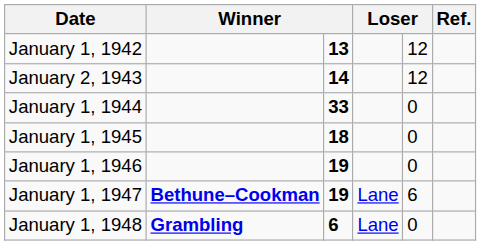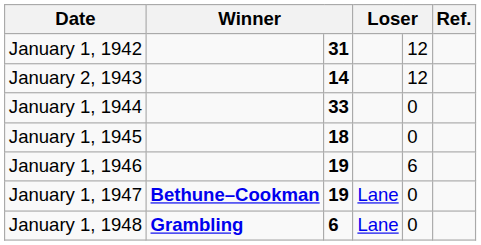(339, 48) 13 -> (339, 48) 31
(412, 166) 0 -> (412, 166) 6
(412, 195) 6 -> (412, 195) 0
